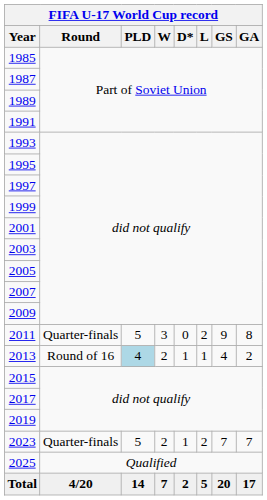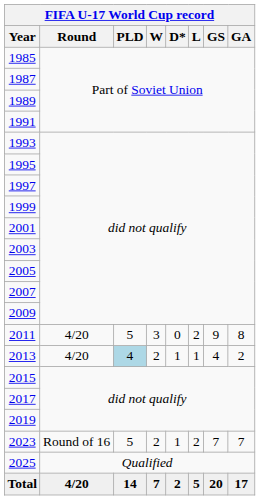(81, 334) Quarter-finals -> (77, 334) 4/20
(81, 356) Round of 16 -> (77, 356) 4/20
(81, 441) Quarter-finals -> (77, 441) Round of 16
